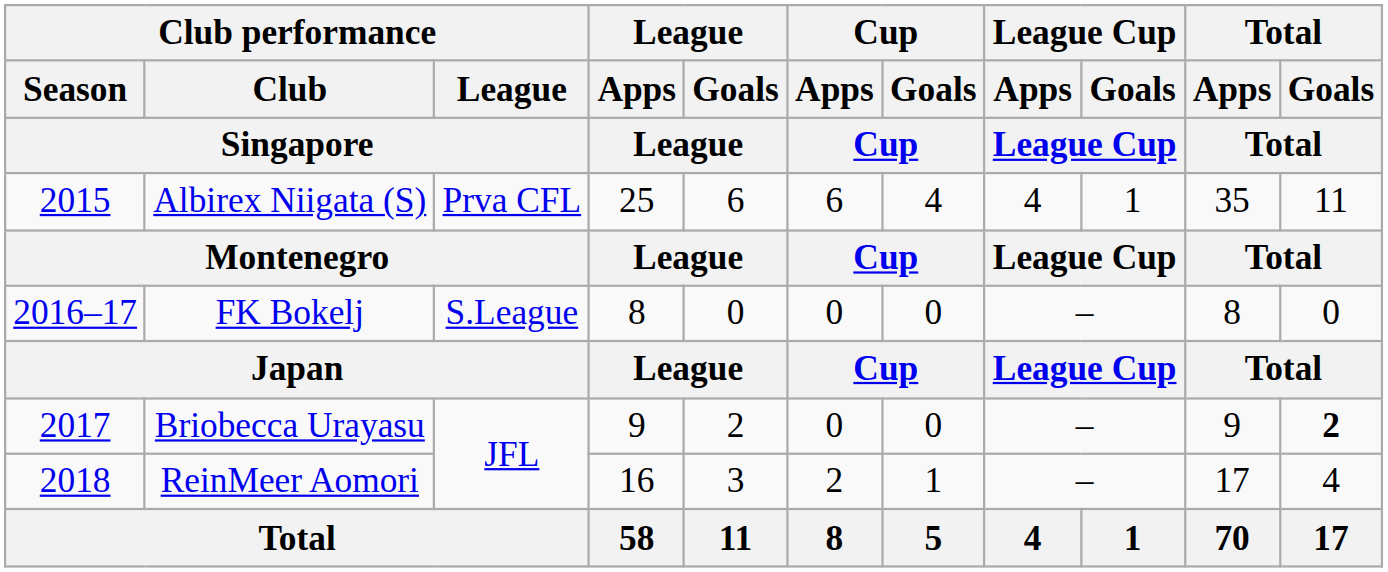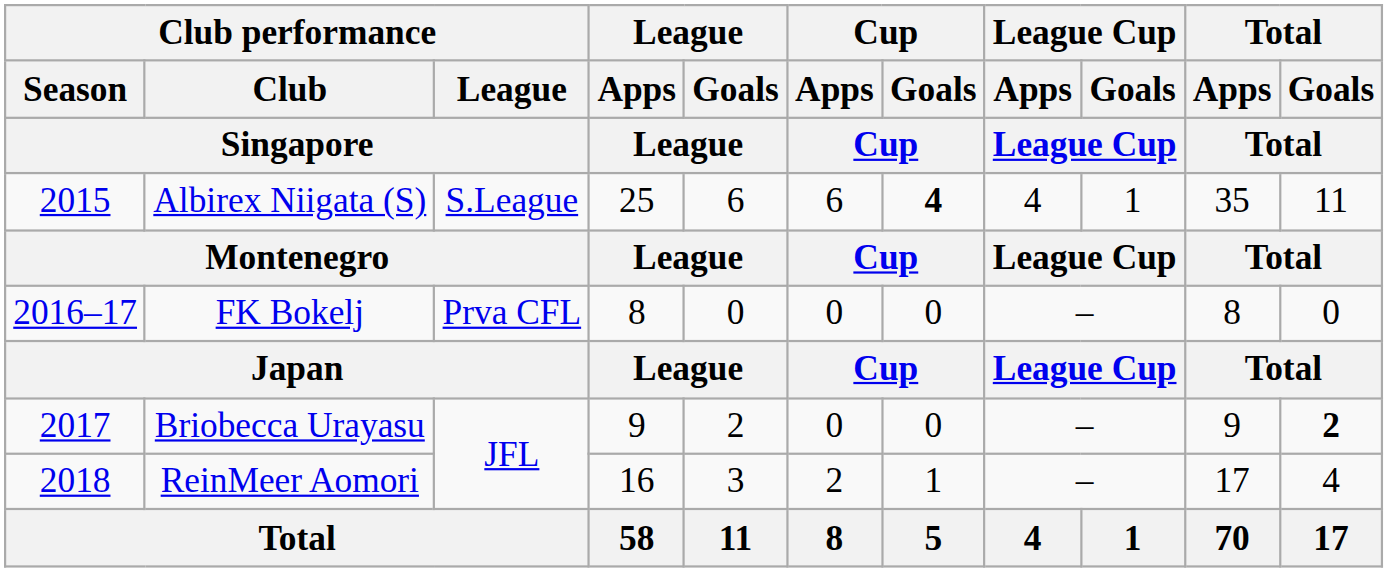(512, 200) Prva CFL -> (512, 200) S.League
(933, 200) normal -> (933, 200) bold
(512, 312) S.League -> (512, 312) Prva CFL
